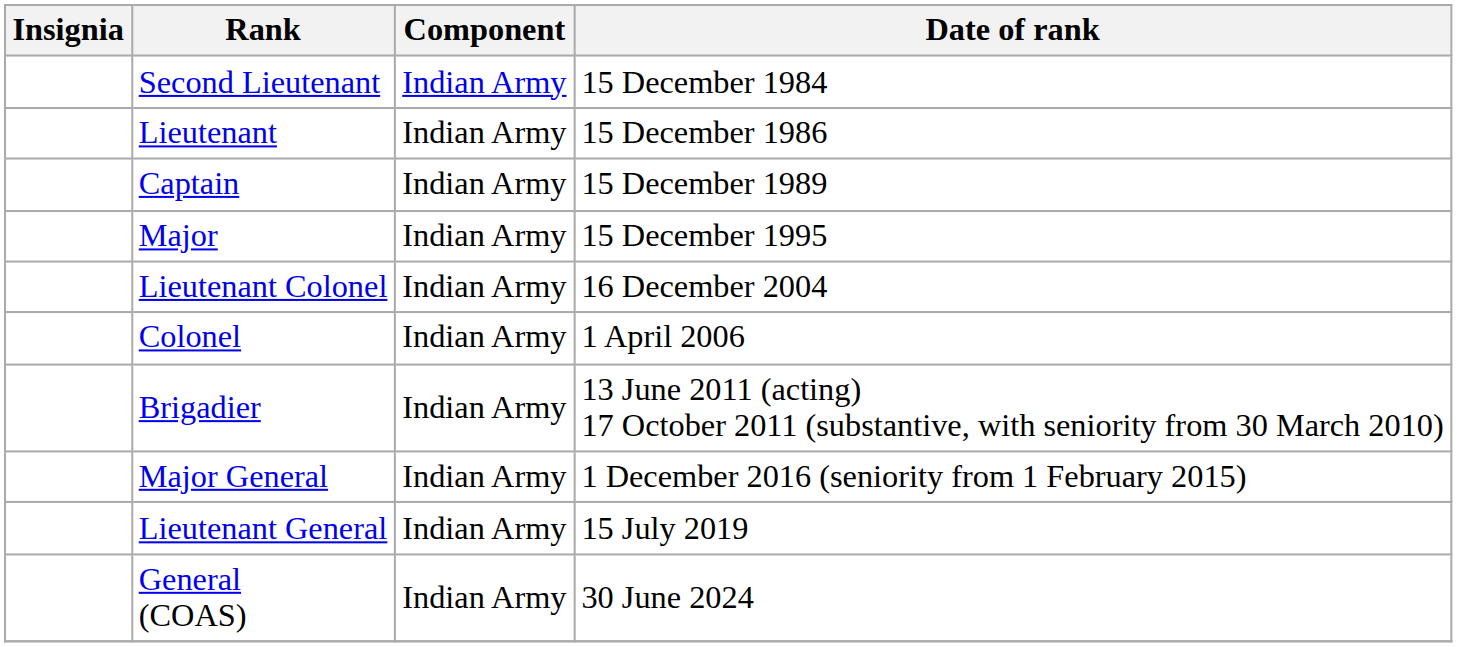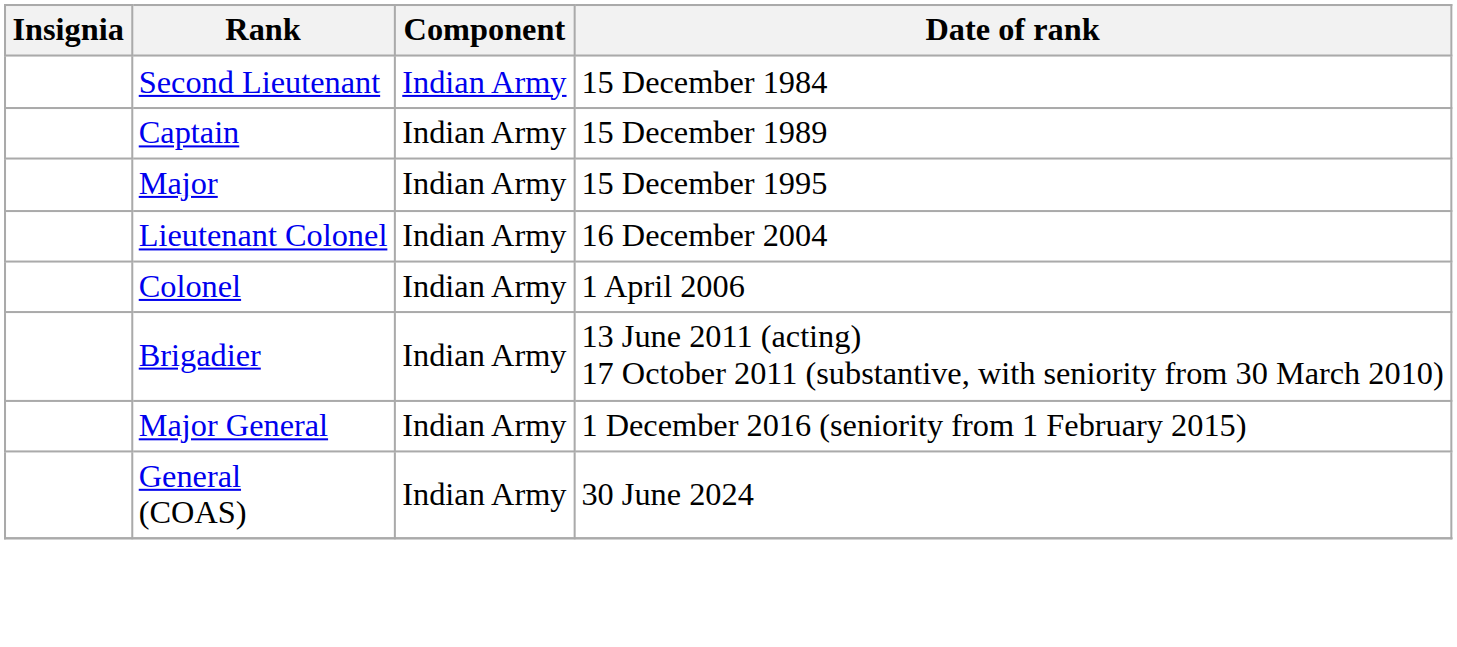- row: (208, 132)
- row: (263, 527)
